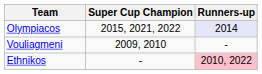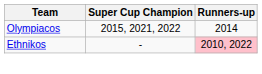(226, 28) lavender background -> (226, 28) no background
- row: (35, 45)
